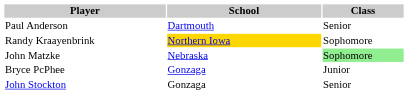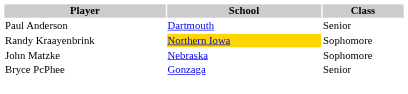(348, 55) lightgreen background -> (348, 55) no background
(337, 70) Junior -> (337, 70) Senior
- row: (36, 84)
